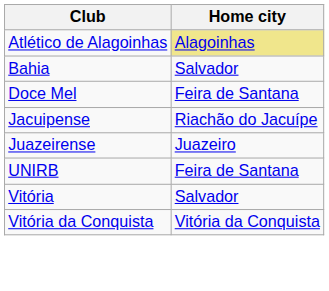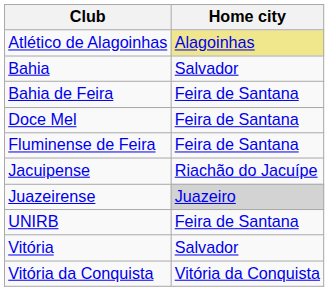+ row: (61, 94)
+ row: (82, 145)
(205, 145) no background -> (205, 196) lightgrey background
